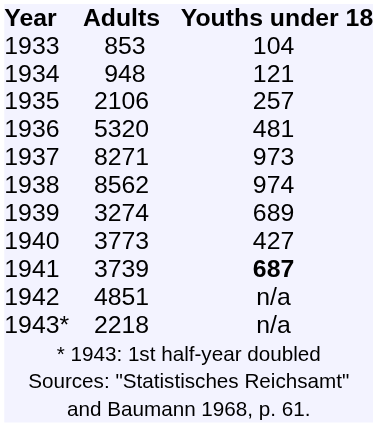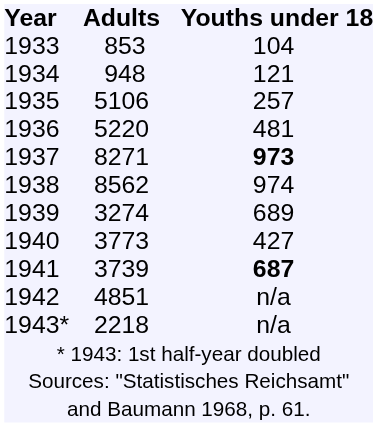(121, 101) 2106 -> (121, 101) 5106
(121, 129) 5320 -> (121, 129) 5220
(274, 157) normal -> (274, 157) bold
